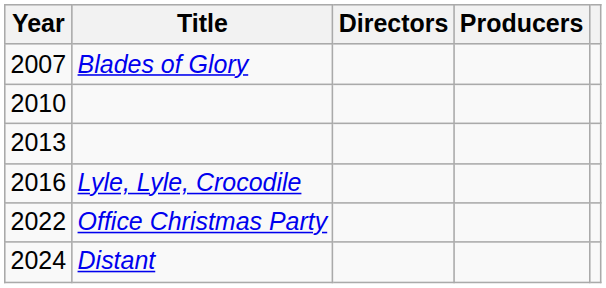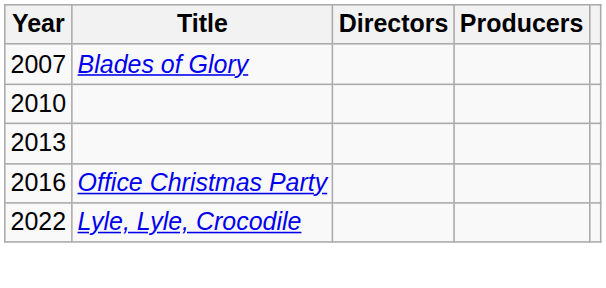(189, 182) Lyle, Lyle, Crocodile -> (202, 182) Office Christmas Party
(202, 222) Office Christmas Party -> (189, 222) Lyle, Lyle, Crocodile
- row: (38, 261)
